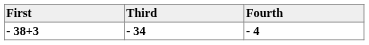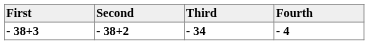+ column: (115, 13)
